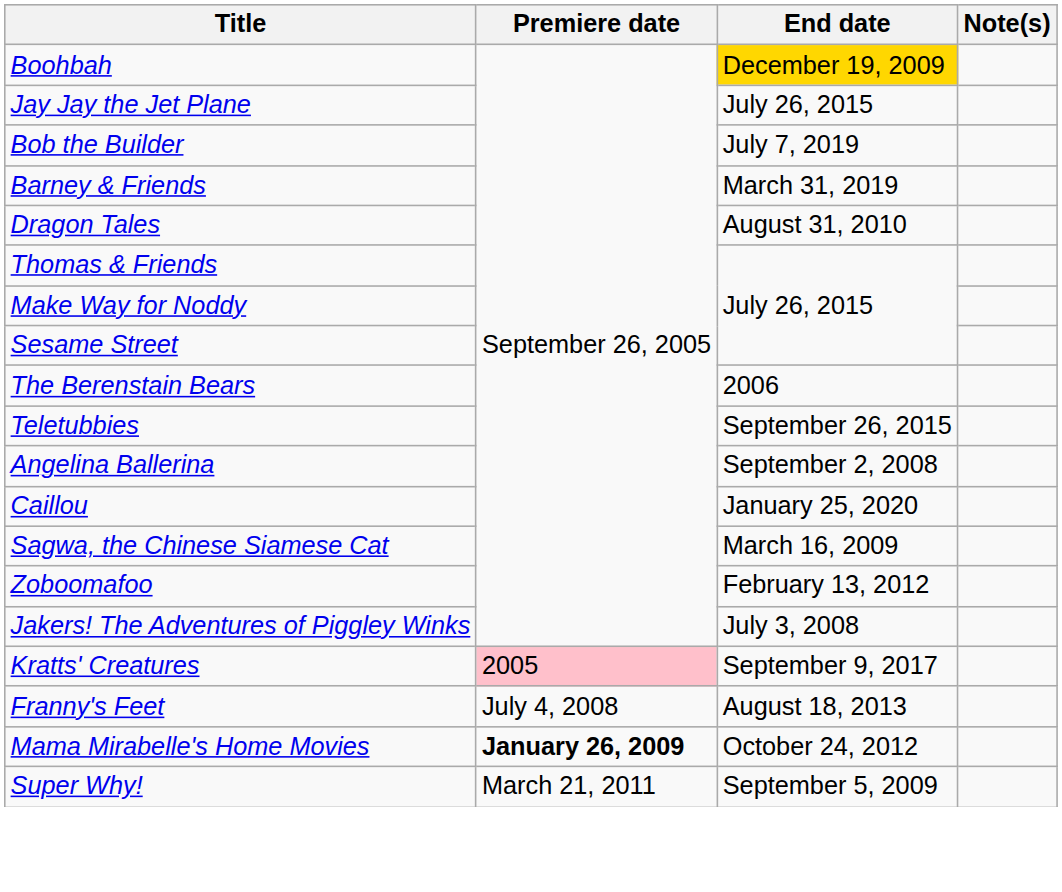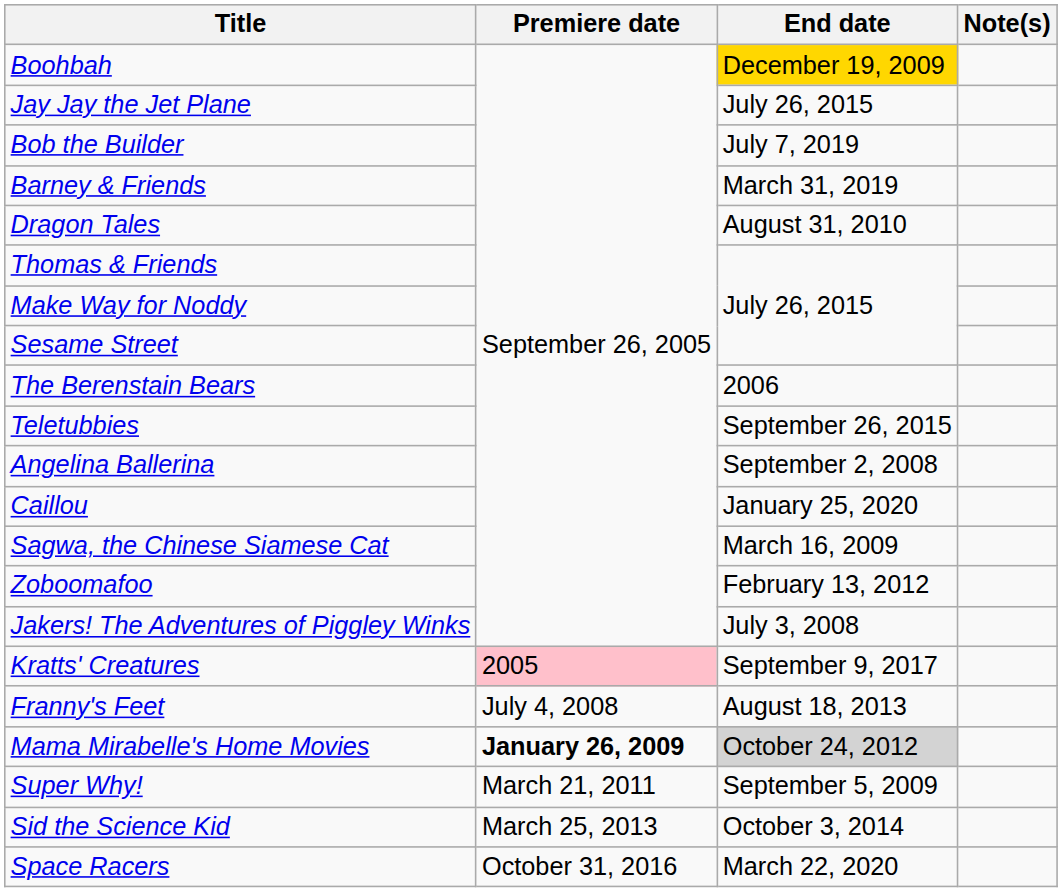(820, 746) no background -> (820, 746) lightgrey background
+ row: (120, 826)
+ row: (90, 866)
